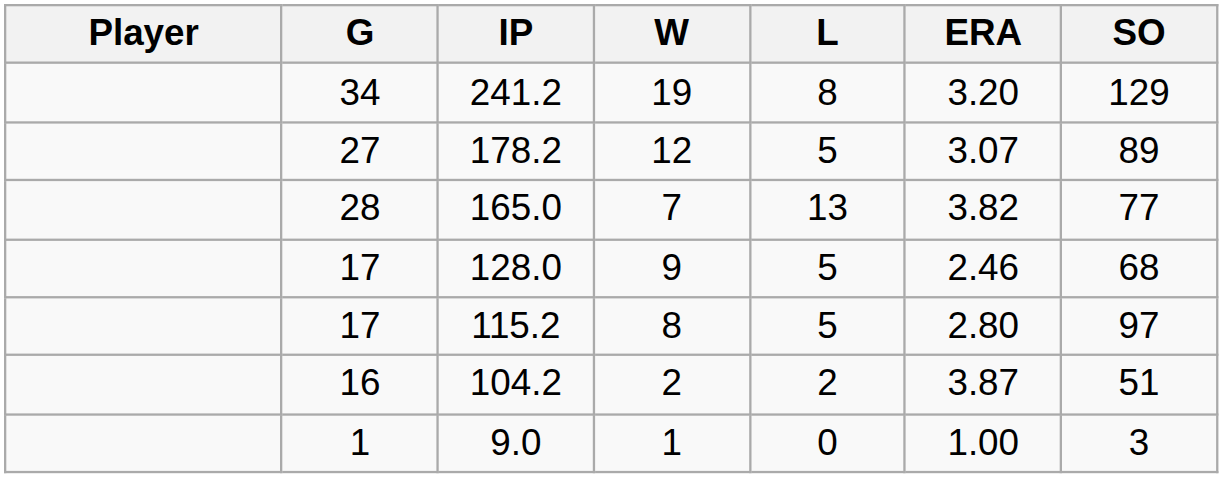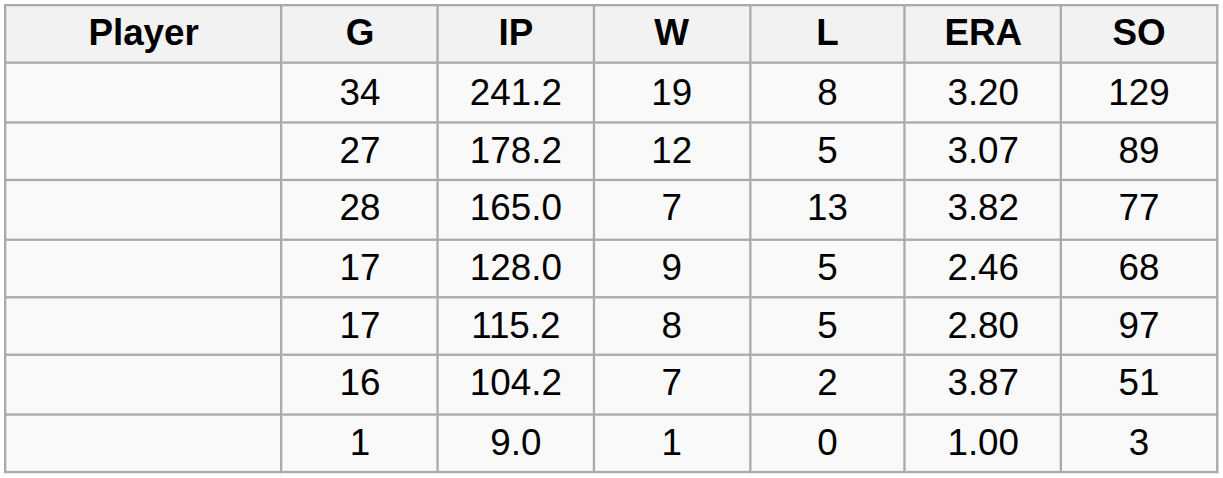(672, 383) 2 -> (672, 383) 7
